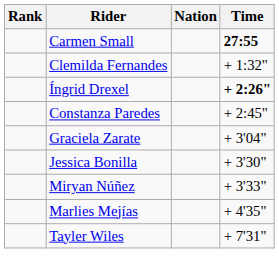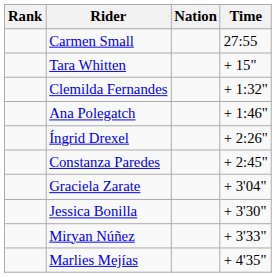(241, 41) bold -> (240, 41) normal
+ row: (88, 65)
+ row: (92, 114)
(247, 89) bold -> (246, 138) normal
- row: (86, 235)
